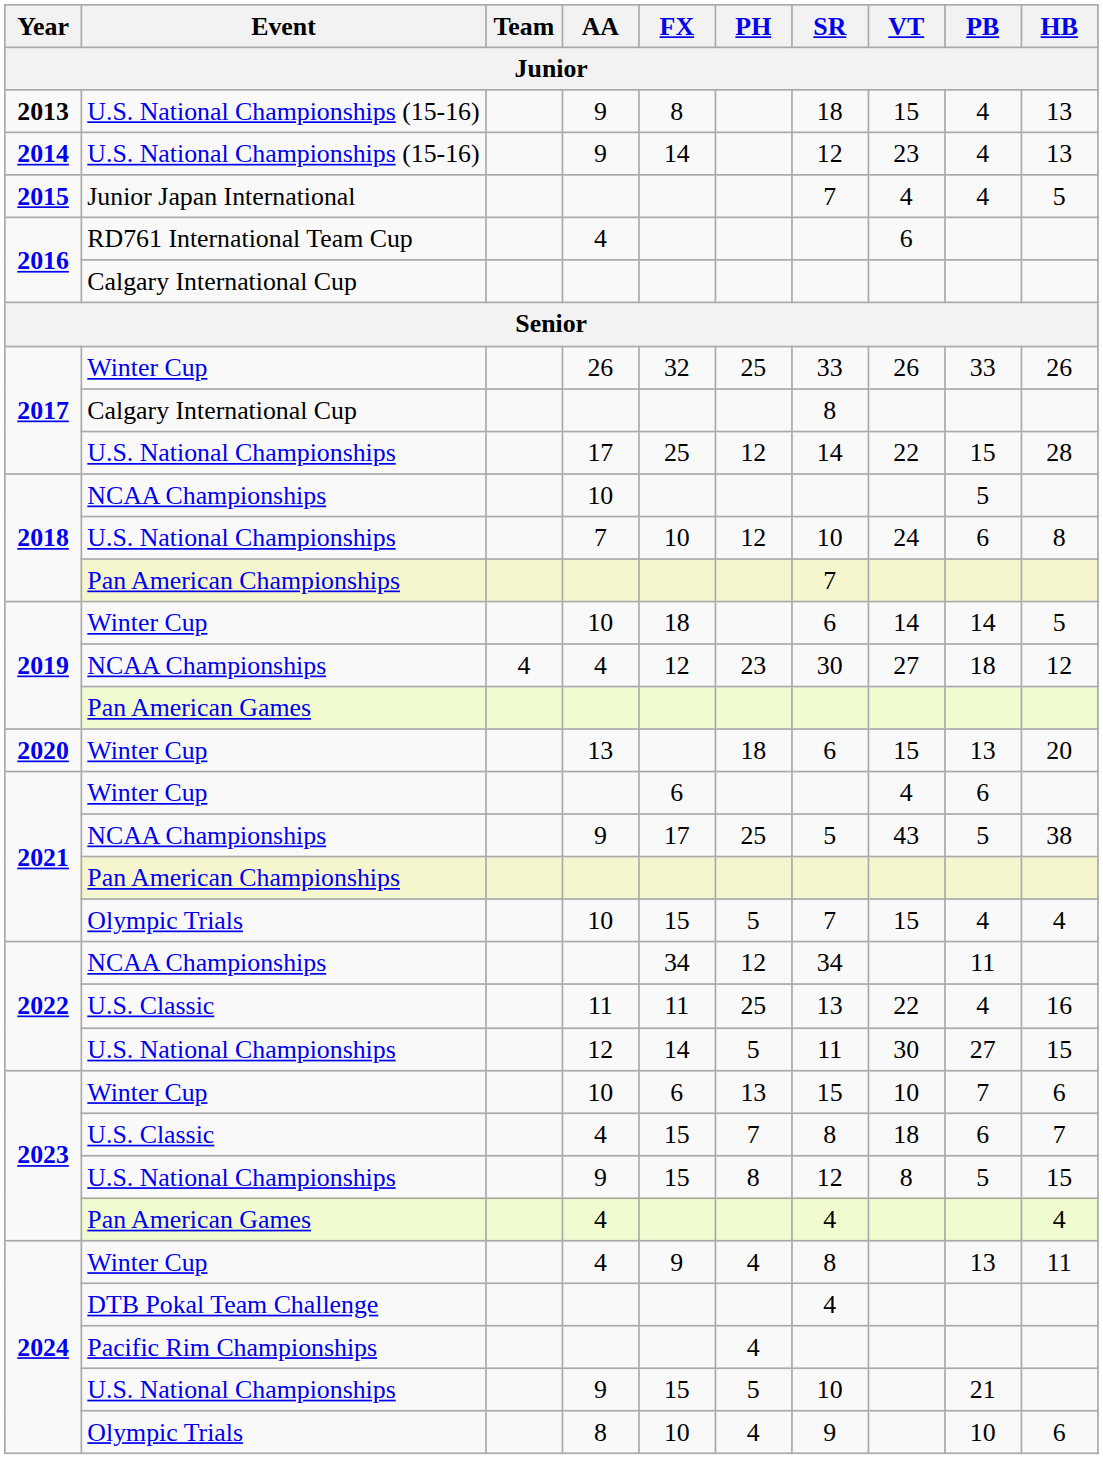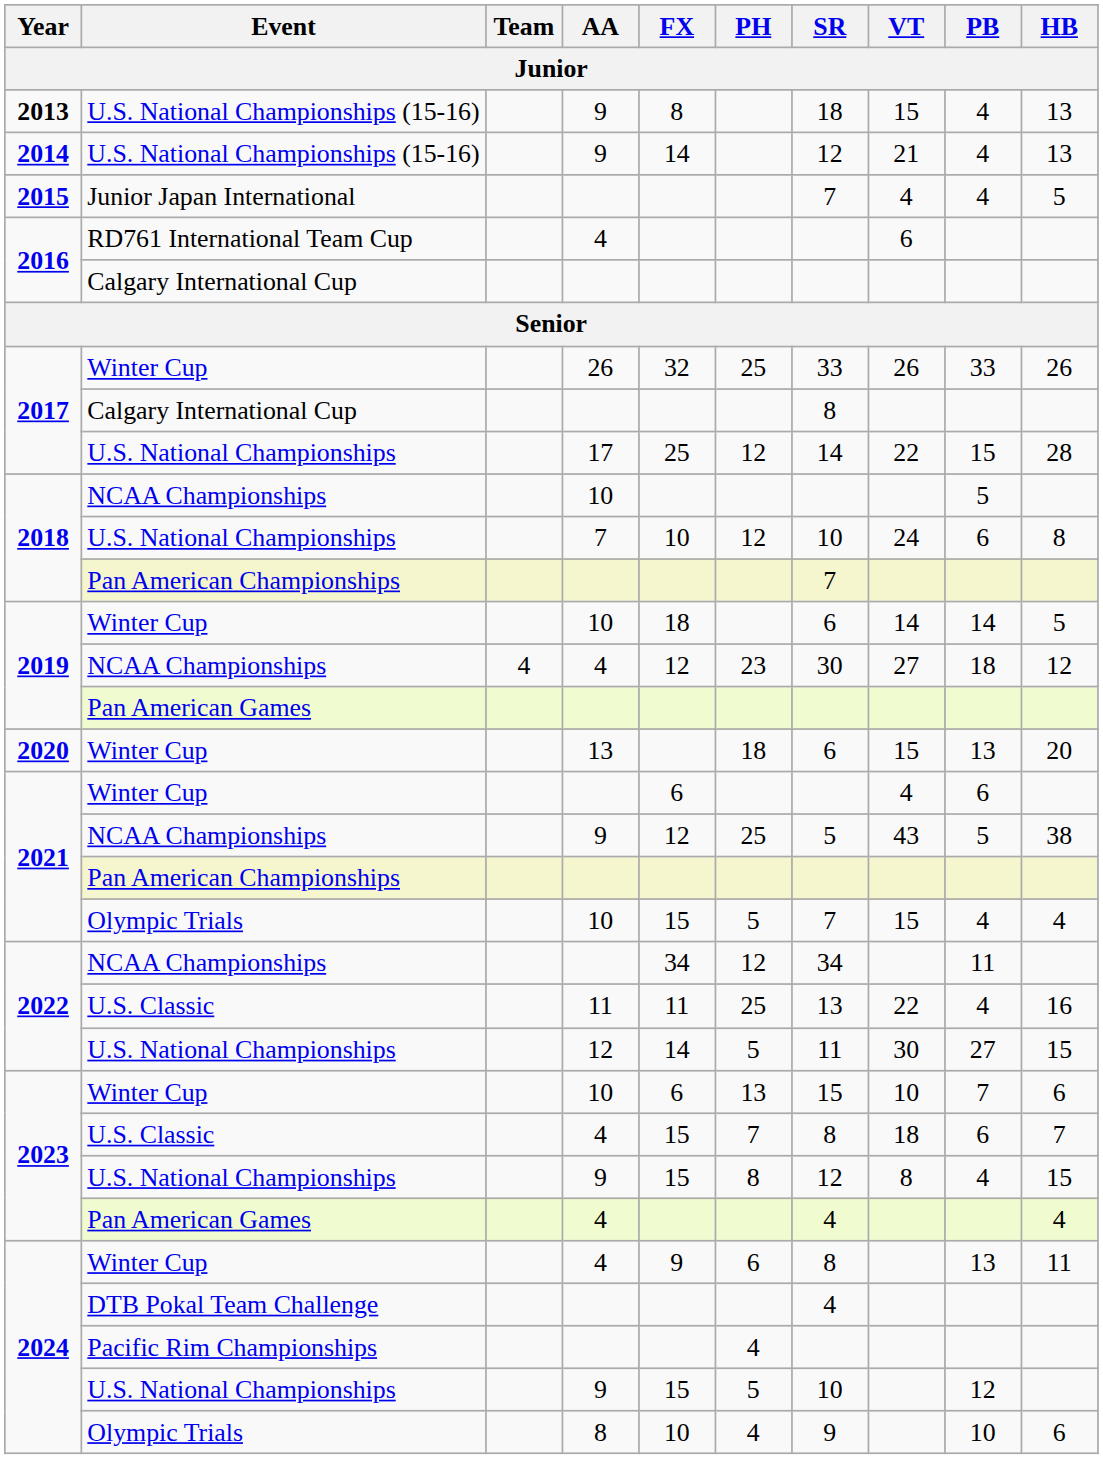(906, 153) 23 -> (906, 153) 21
(677, 835) 17 -> (677, 835) 12
(983, 1176) 5 -> (983, 1176) 4
(753, 1261) 4 -> (753, 1261) 6
(983, 1389) 21 -> (983, 1389) 12
